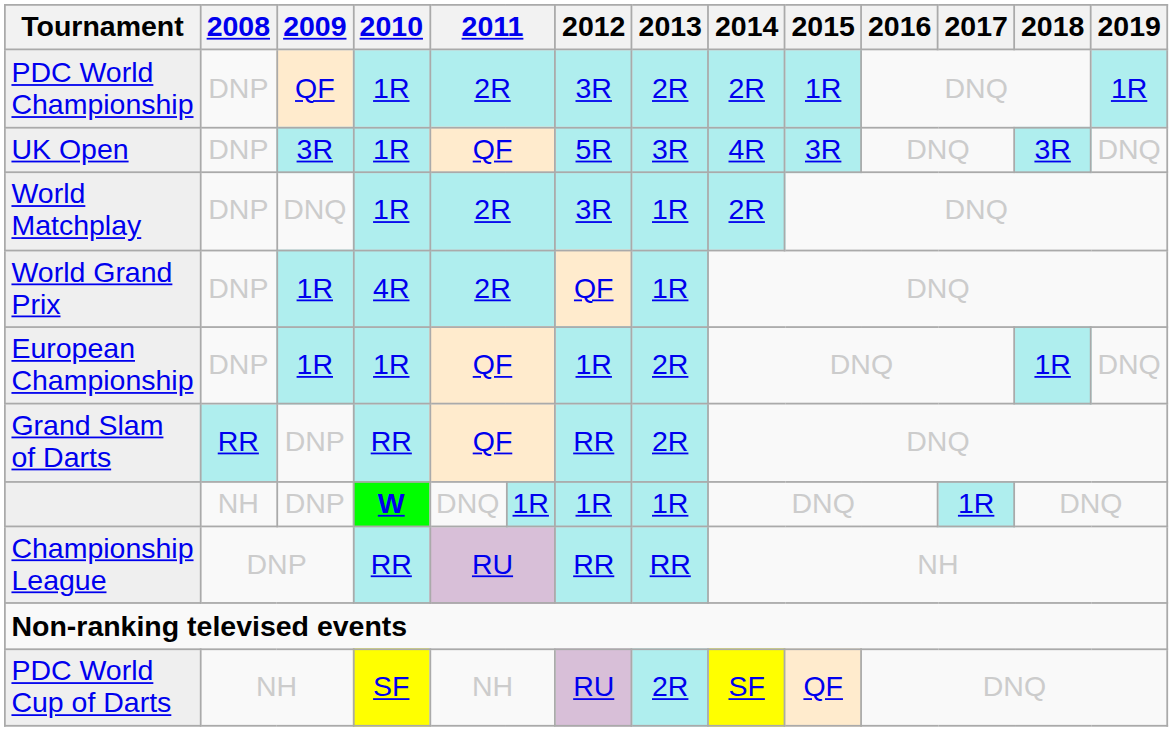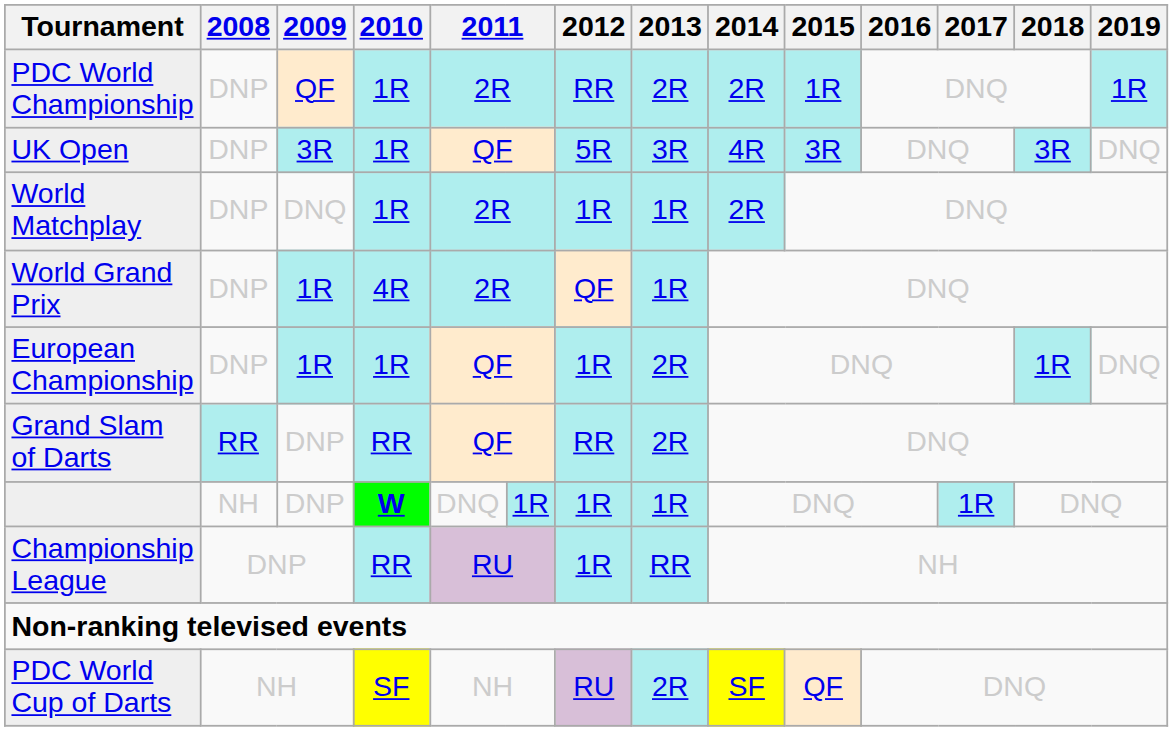(594, 88) 3R -> (594, 88) RR
(594, 210) 3R -> (594, 210) 1R
(594, 564) RR -> (594, 564) 1R
